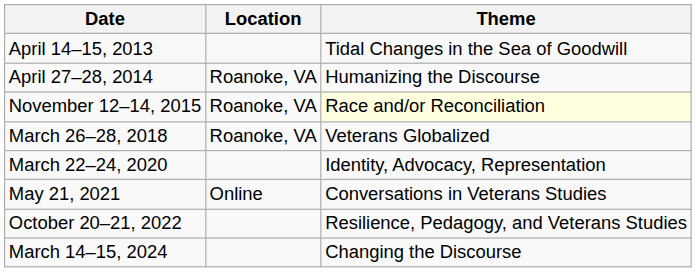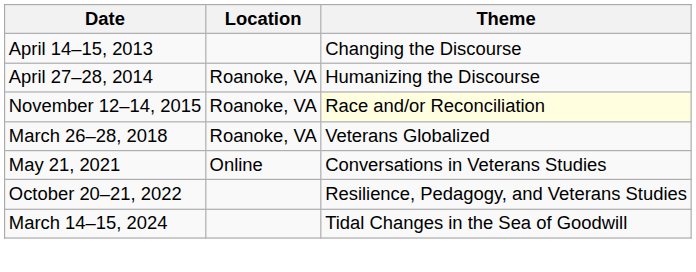(476, 48) Tidal Changes in the Sea of Goodwill -> (423, 48) Changing the Discourse
- row: (88, 164)
(423, 252) Changing the Discourse -> (476, 223) Tidal Changes in the Sea of Goodwill
